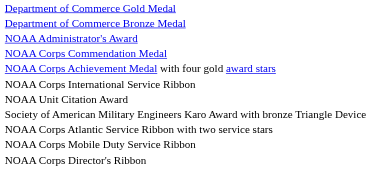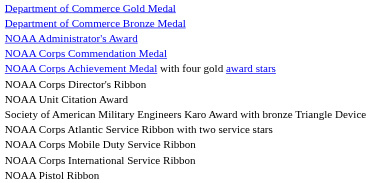rows swapped: (76, 160) <-> (100, 84)
+ row: (52, 175)
